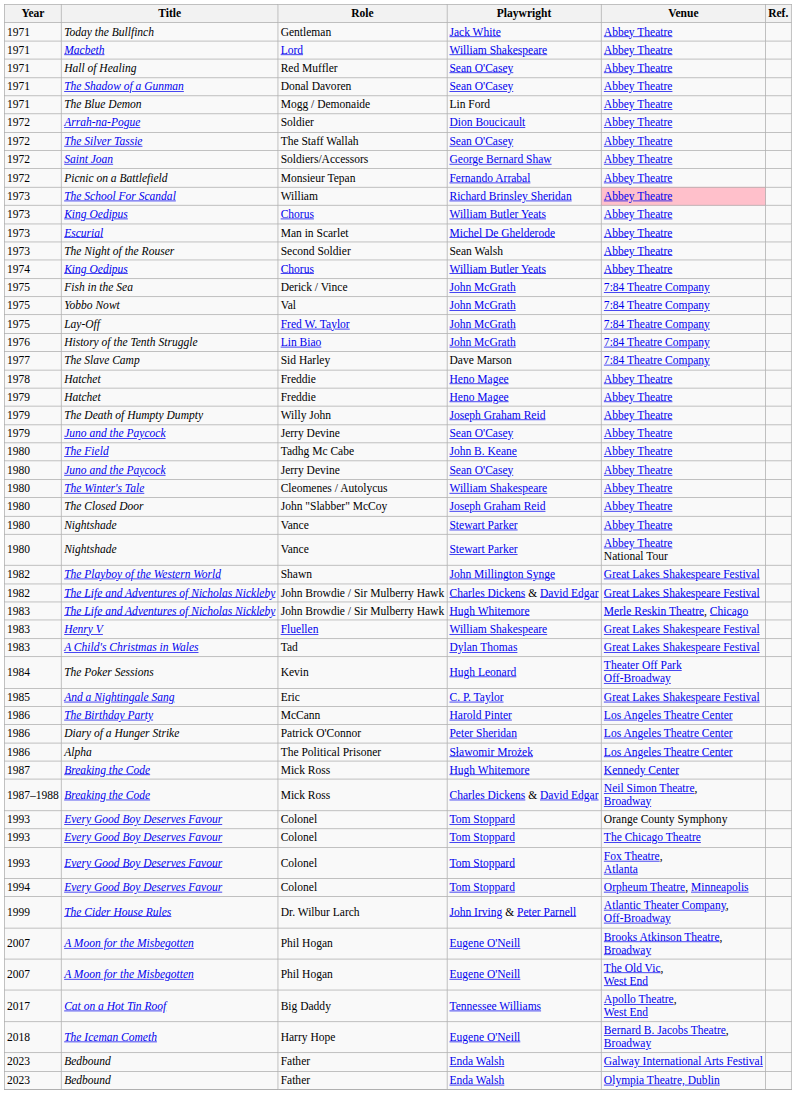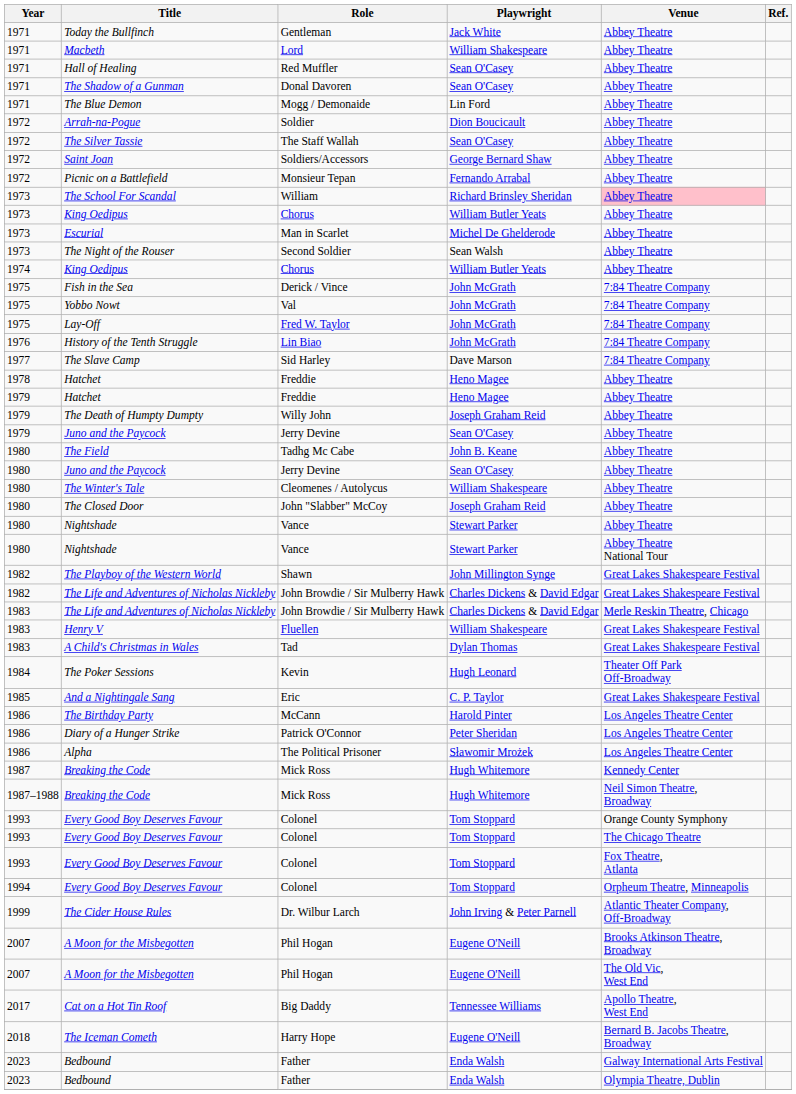(490, 611) Hugh Whitemore -> (524, 611) Charles Dickens & David Edgar
(524, 795) Charles Dickens & David Edgar -> (490, 795) Hugh Whitemore
